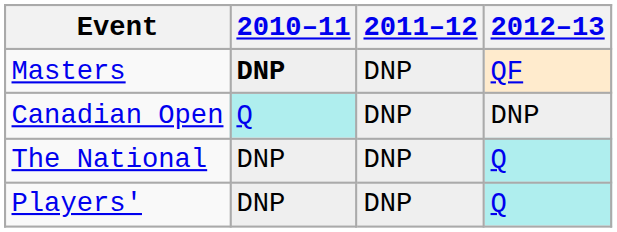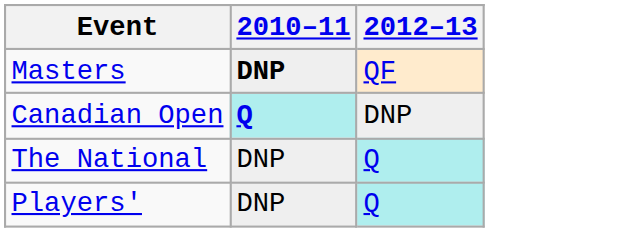- column: (421, 27)
(245, 116) normal -> (245, 116) bold
